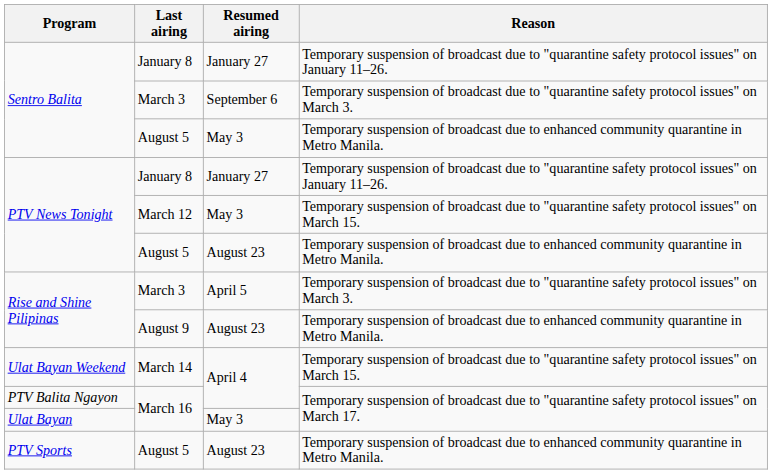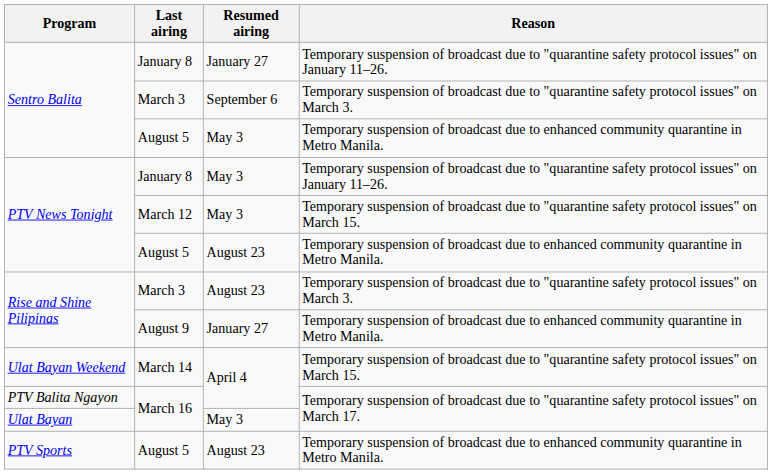(237, 176) January 27 -> (225, 176) May 3
(227, 290) April 5 -> (236, 290) August 23
(236, 328) August 23 -> (237, 328) January 27
